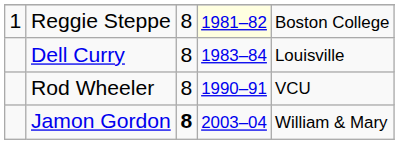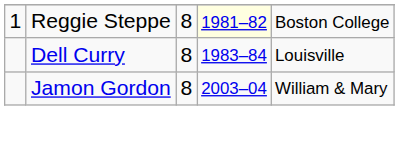- row: (93, 88)
(186, 121) bold -> (186, 88) normal
